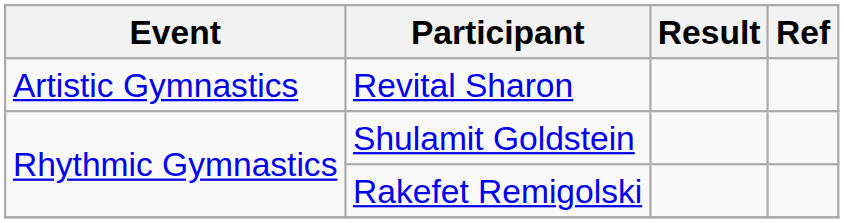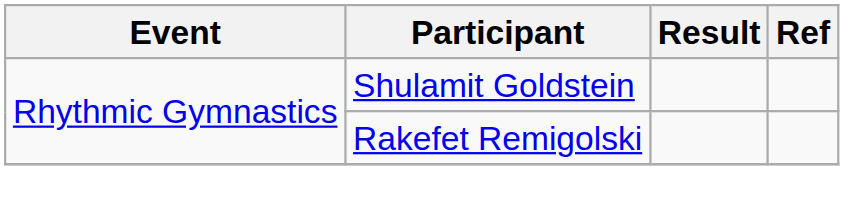- row: (463, 85)
